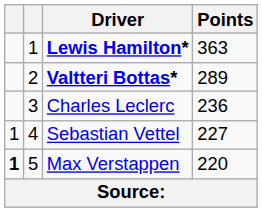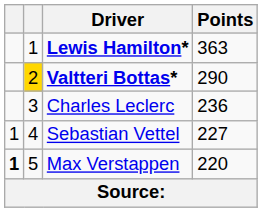(33, 77) no background -> (33, 77) gold background
(213, 77) 289 -> (213, 77) 290
